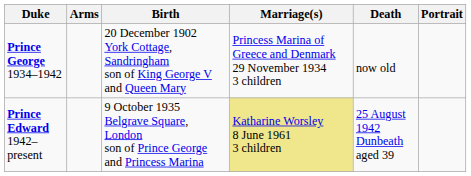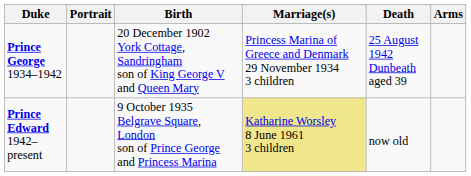columns swapped: (442, 14) <-> (84, 14)
(376, 67) now old -> (394, 60) 25 August 1942 Dunbeath aged 39
(381, 134) 25 August 1942 Dunbeath aged 39 -> (389, 141) now old
